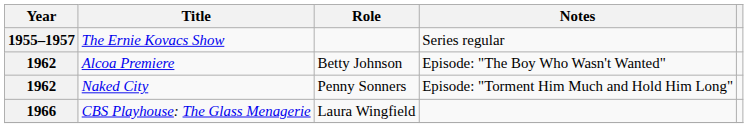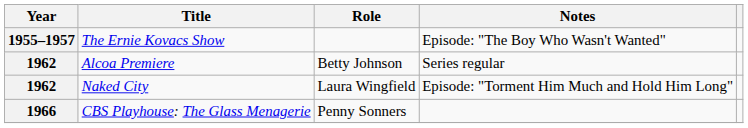(463, 39) Series regular -> (544, 39) Episode: "The Boy Who Wasn't Wanted"
(544, 63) Episode: "The Boy Who Wasn't Wanted" -> (463, 63) Series regular
(362, 87) Penny Sonners -> (366, 87) Laura Wingfield
(366, 110) Laura Wingfield -> (362, 110) Penny Sonners
